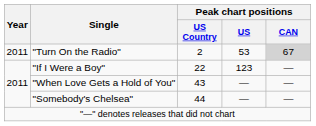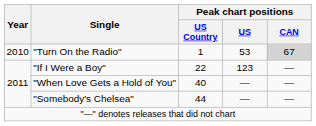(17, 52) 2011 -> (18, 52) 2010
(200, 52) 2 -> (200, 52) 1
(200, 83) 43 -> (200, 83) 40
